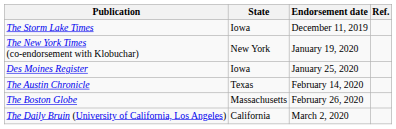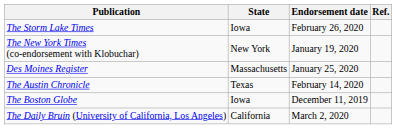(330, 27) December 11, 2019 -> (327, 27) February 26, 2020
(240, 69) Iowa -> (259, 69) Massachusetts
(259, 100) Massachusetts -> (240, 100) Iowa
(327, 100) February 26, 2020 -> (330, 100) December 11, 2019
